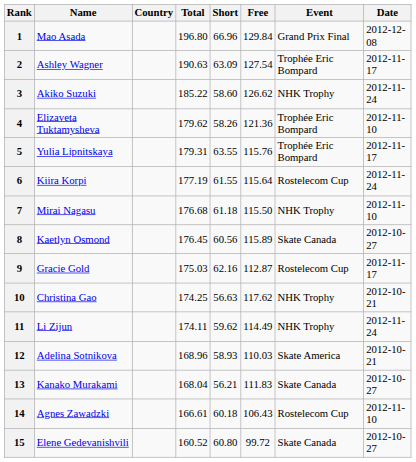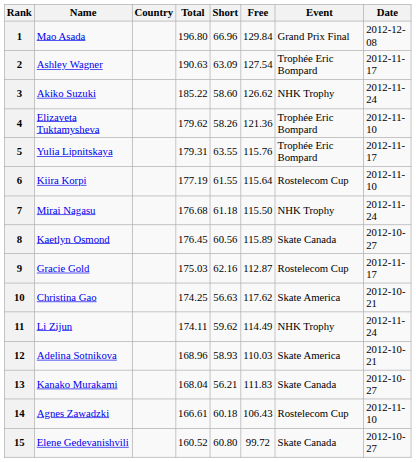(386, 181) 2012-11-24 -> (386, 181) 2012-11-10
(386, 210) 2012-11-10 -> (386, 210) 2012-11-24
(306, 297) NHK Trophy -> (309, 297) Skate America
